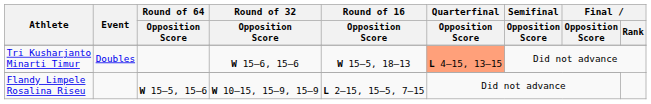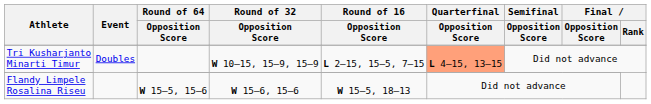(265, 64) W 15–6, 15–6 -> (265, 64) W 10–15, 15–9, 15–9
(374, 64) W 15–5, 18–13 -> (374, 64) L 2–15, 15–5, 7–15
(265, 91) W 10–15, 15–9, 15–9 -> (265, 91) W 15–6, 15–6
(374, 91) L 2–15, 15–5, 7–15 -> (374, 91) W 15–5, 18–13
